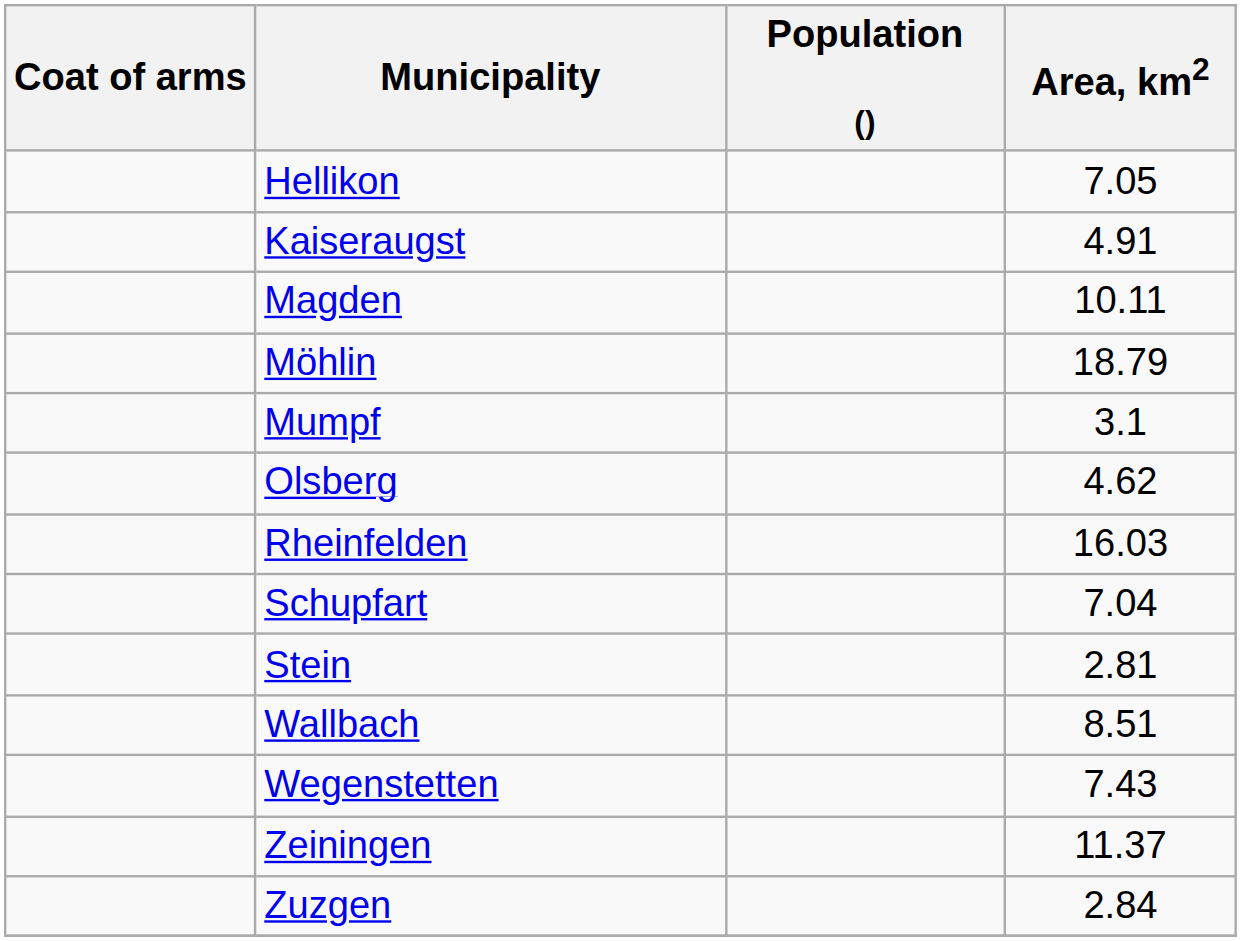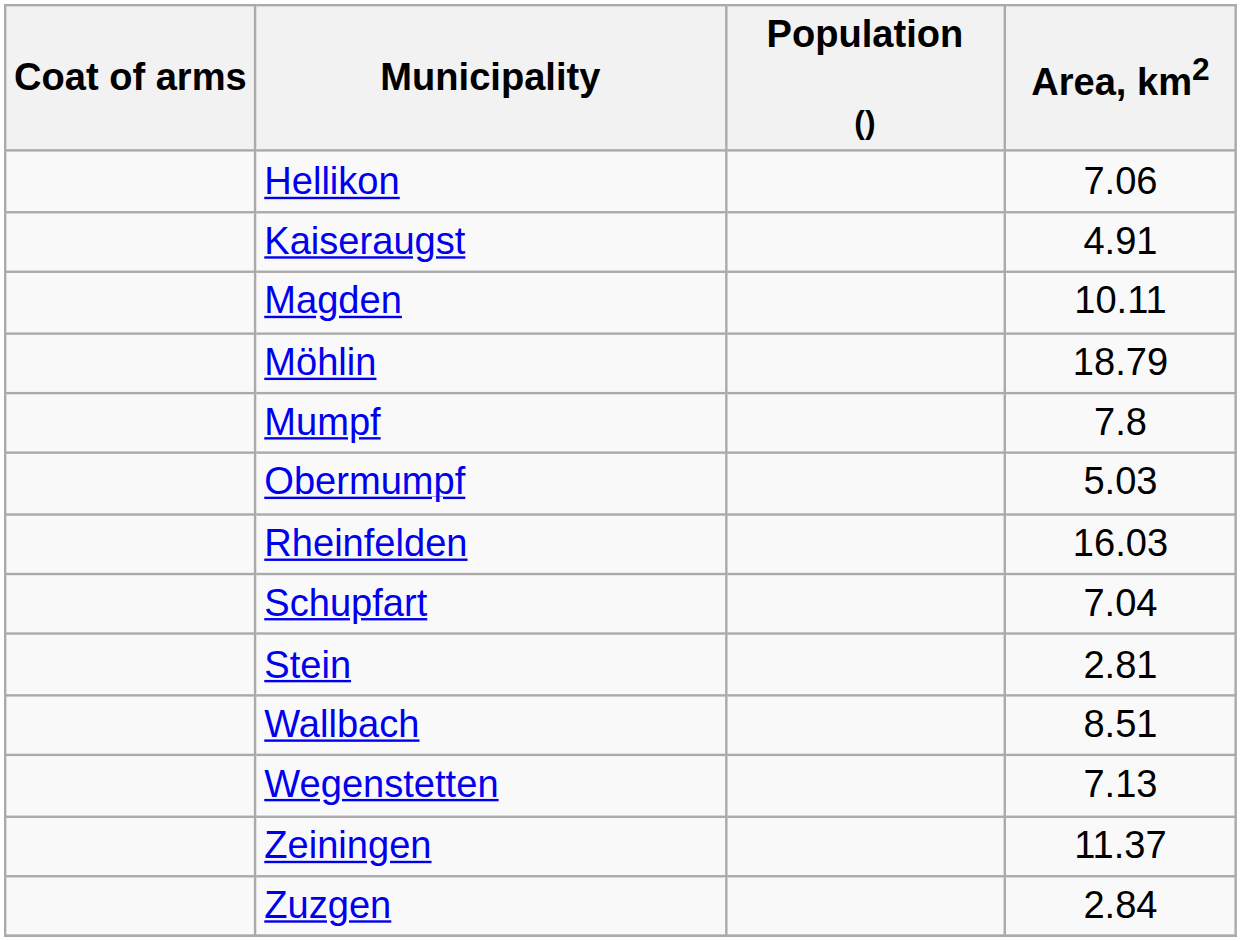(1120, 180) 7.05 -> (1120, 180) 7.06
(1120, 422) 3.1 -> (1120, 422) 7.8
+ row: (365, 482)
- row: (331, 482)
(1120, 784) 7.43 -> (1120, 784) 7.13
